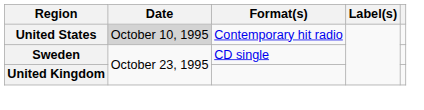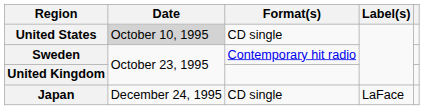(279, 34) Contemporary hit radio -> (255, 34) CD single
(242, 54) CD single -> (292, 54) Contemporary hit radio
+ row: (56, 94)
